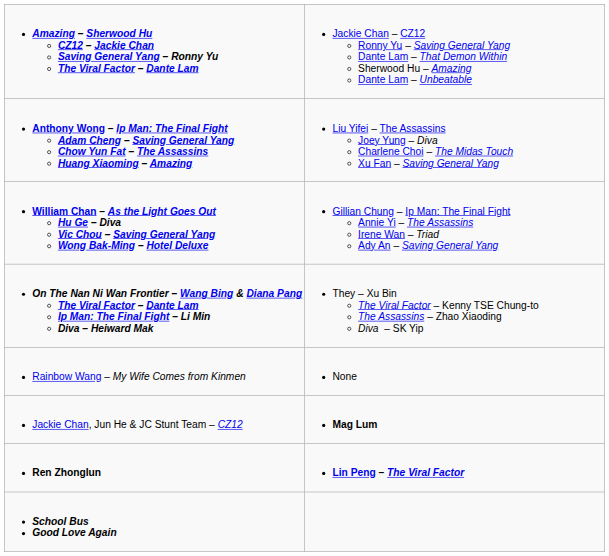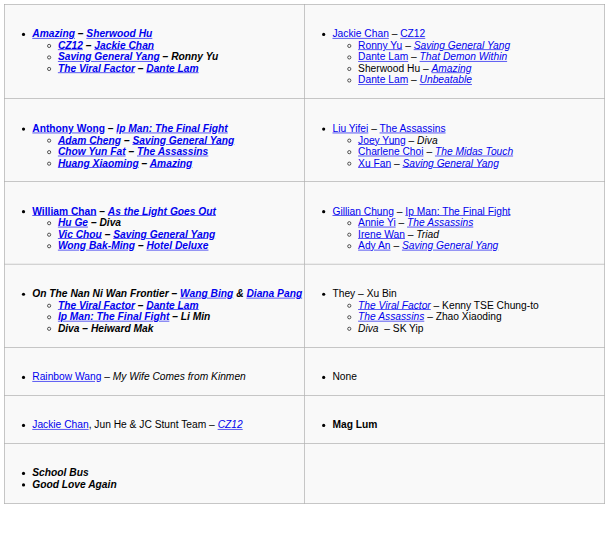- row: (154, 473)
